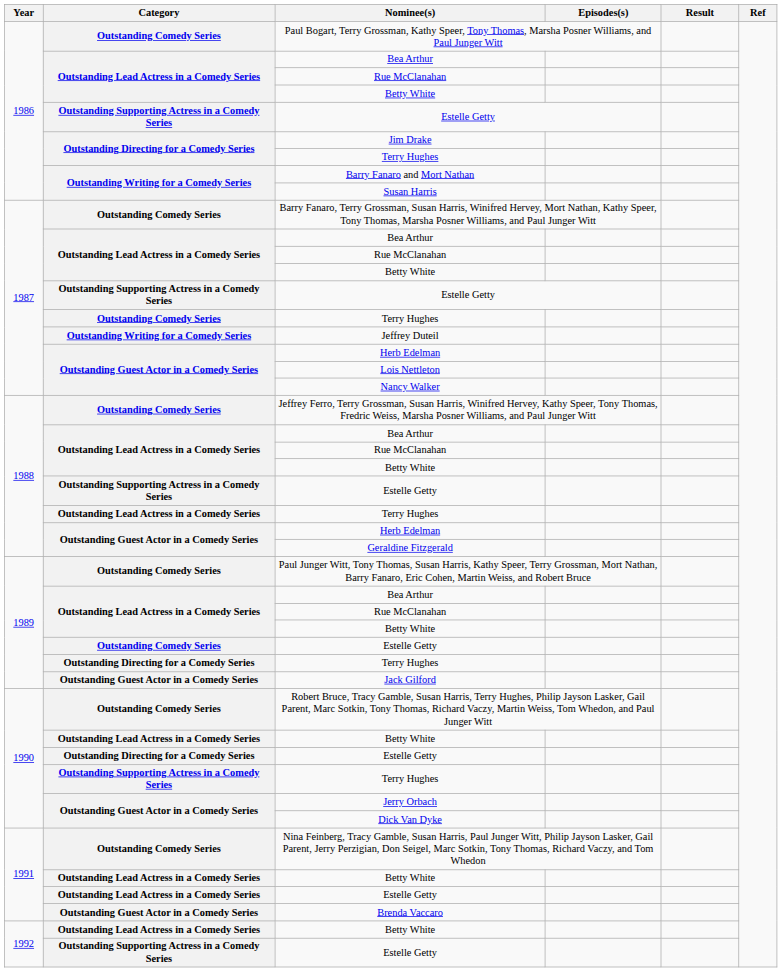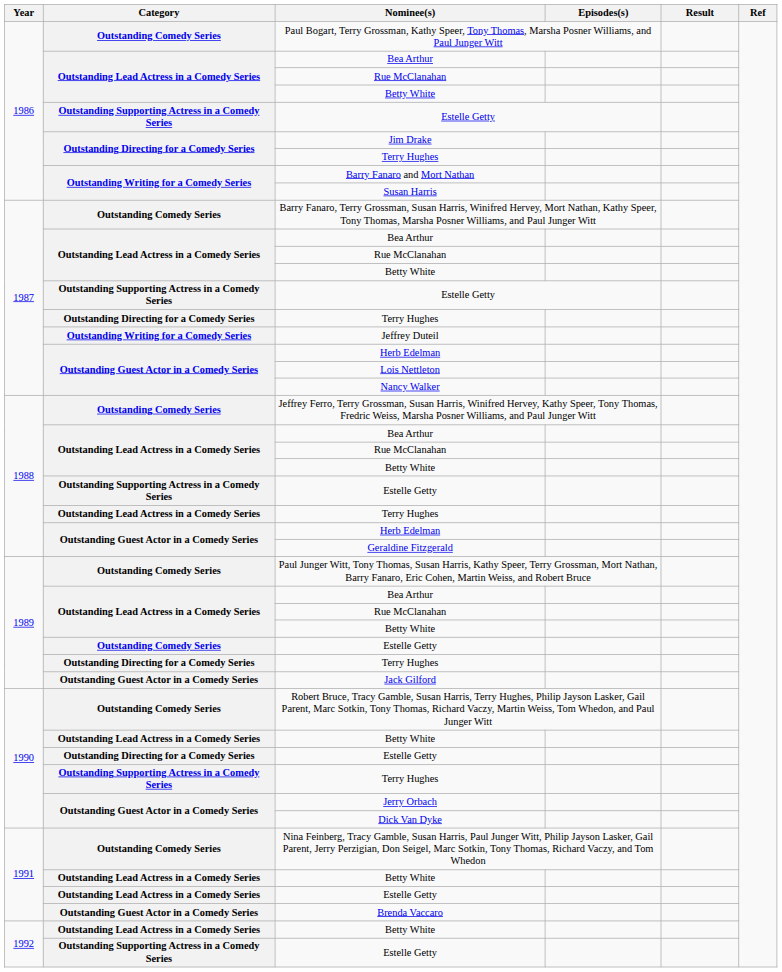(159, 318) Outstanding Comedy Series -> (159, 318) Outstanding Directing for a Comedy Series
